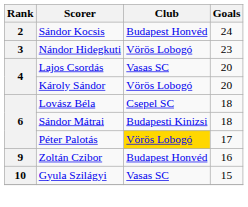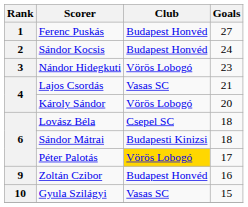+ row: (71, 31)
(227, 67) 20 -> (227, 85) 21
